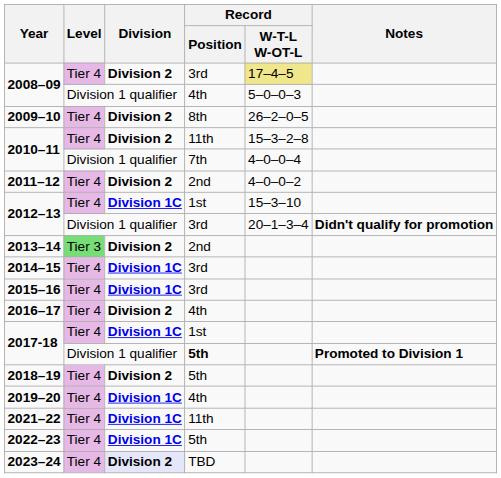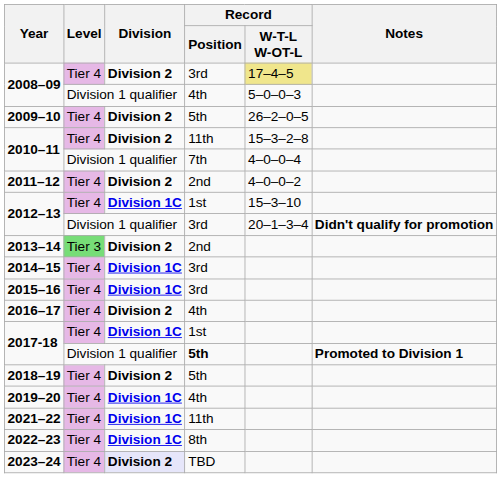(198, 116) 8th -> (198, 116) 5th
(198, 440) 5th -> (198, 440) 8th
